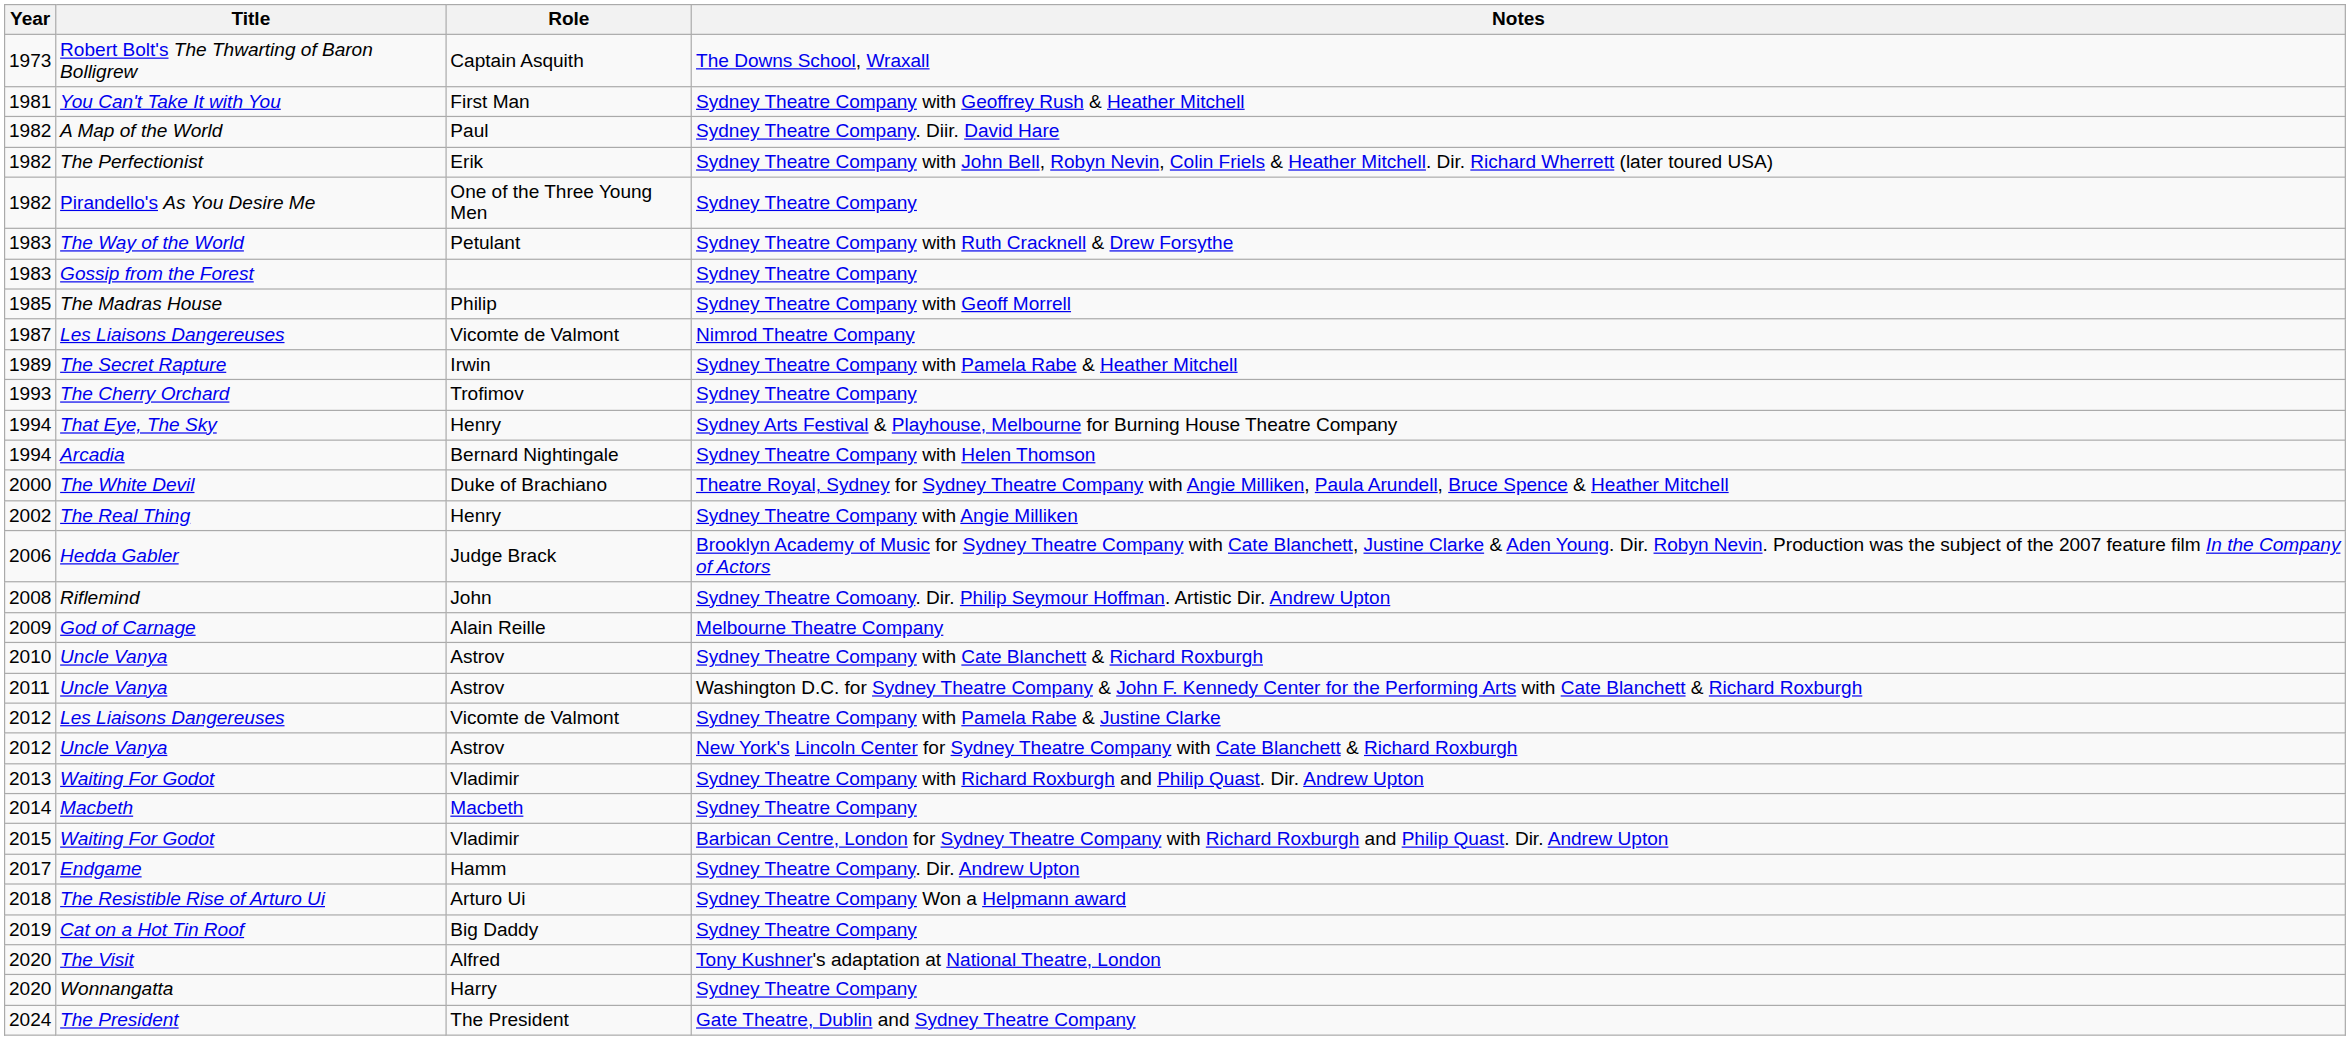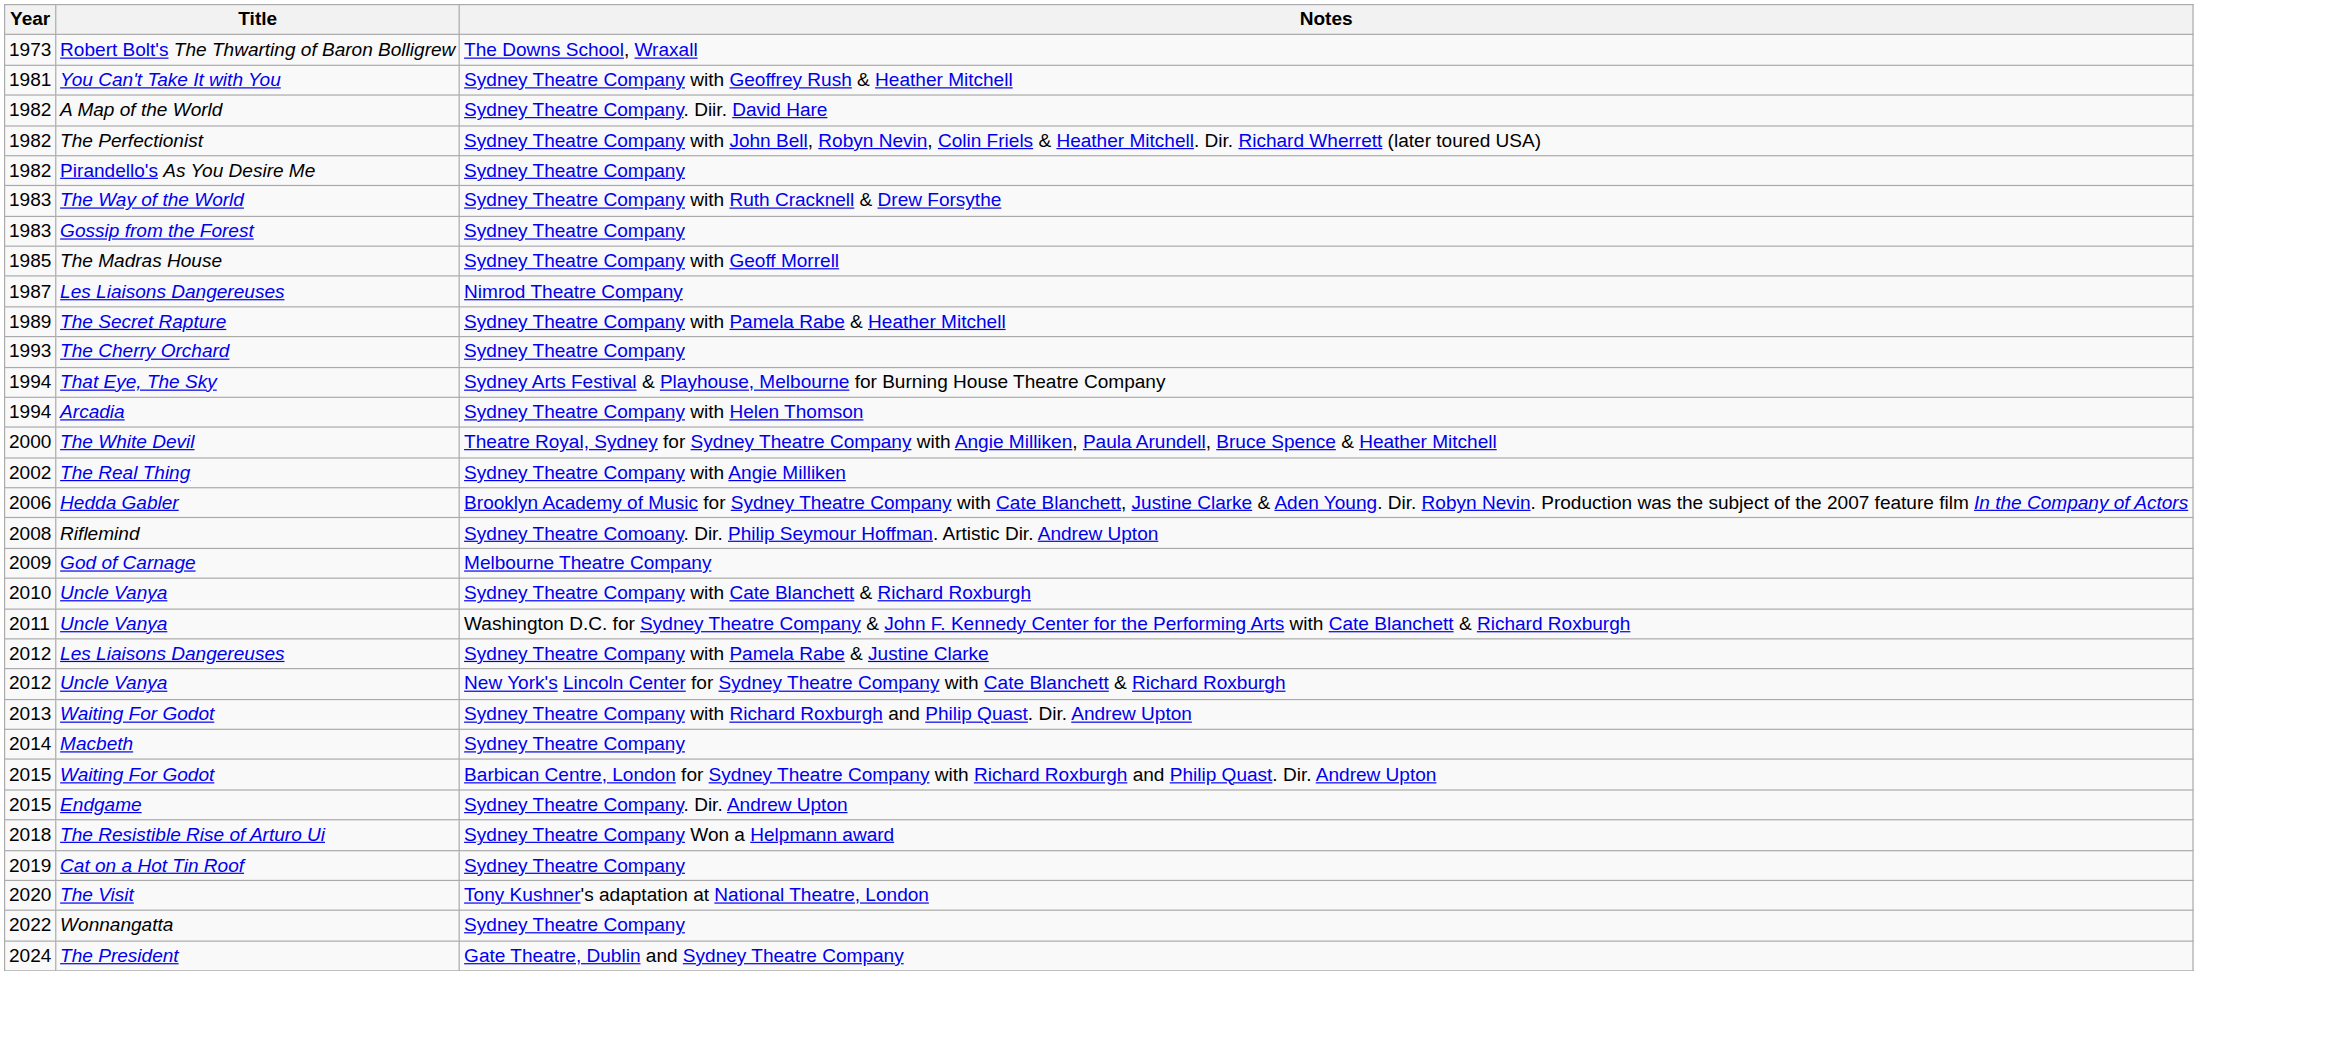- column: (569, 19)
(30, 868) 2017 -> (30, 804) 2015
(30, 989) 2020 -> (30, 925) 2022
